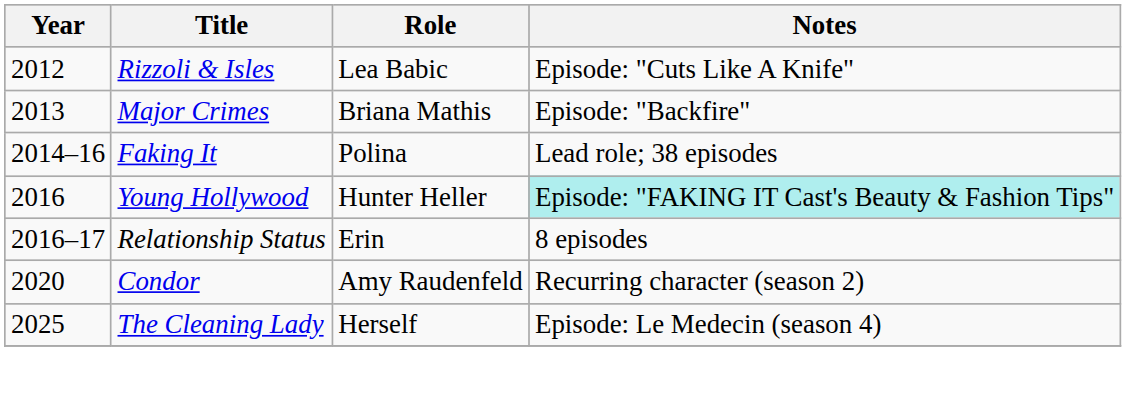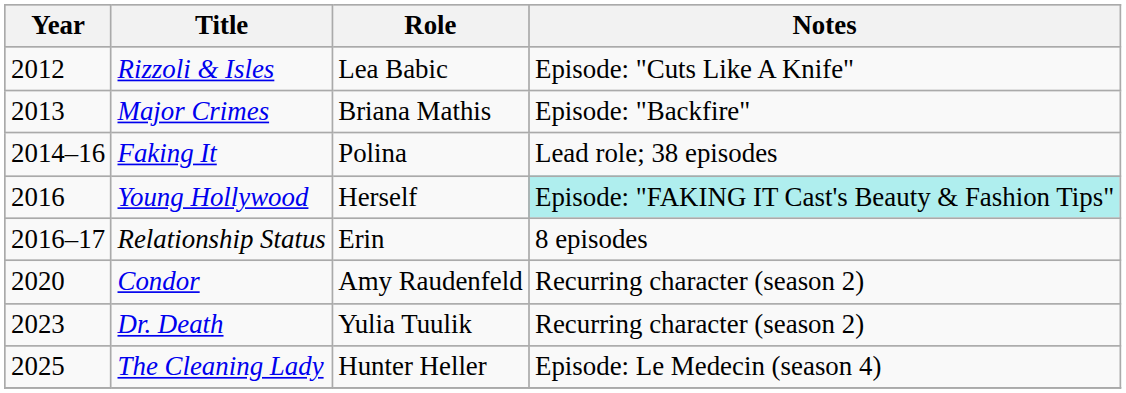(412, 196) Hunter Heller -> (378, 196) Herself
+ row: (171, 324)
(378, 324) Herself -> (412, 366) Hunter Heller
